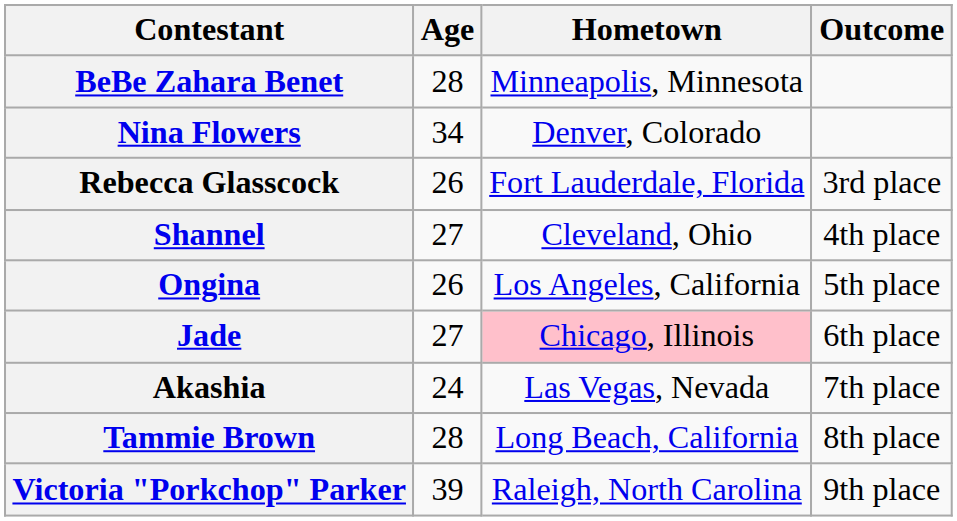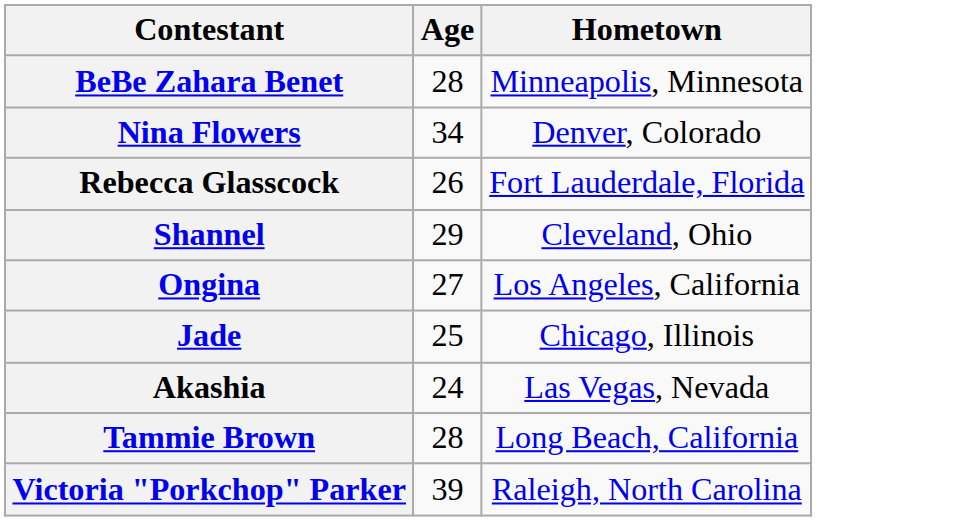- column: (882, 30)
(448, 234) 27 -> (448, 234) 29
(448, 285) 26 -> (448, 285) 27
(448, 336) 27 -> (448, 336) 25
(647, 336) pink background -> (647, 336) no background
